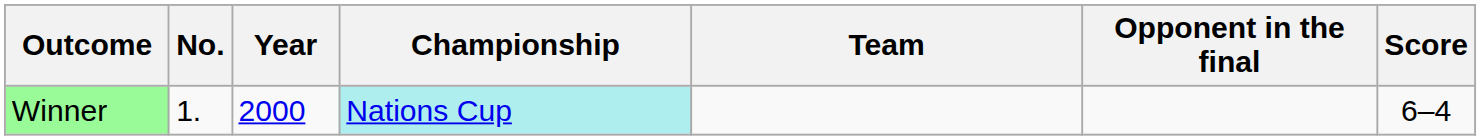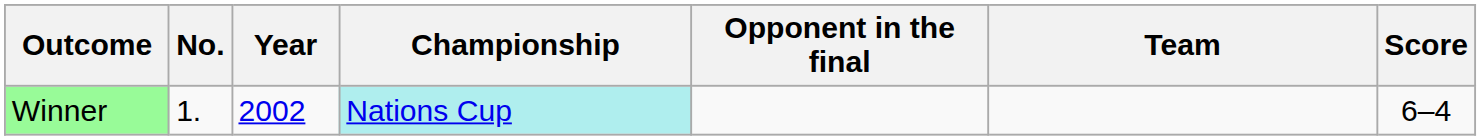columns swapped: (887, 45) <-> (1229, 45)
(272, 109) 2000 -> (272, 109) 2002
